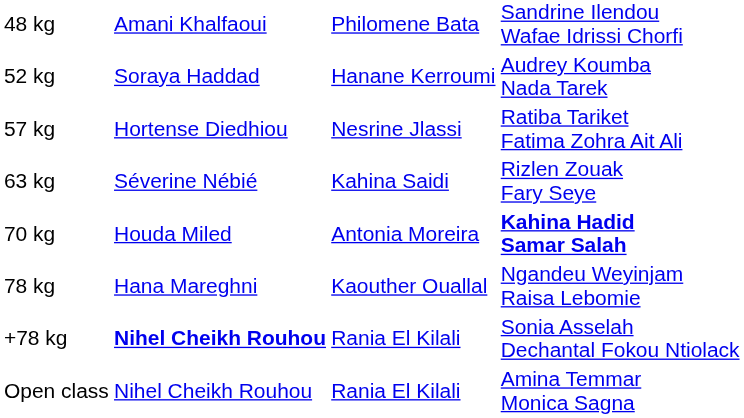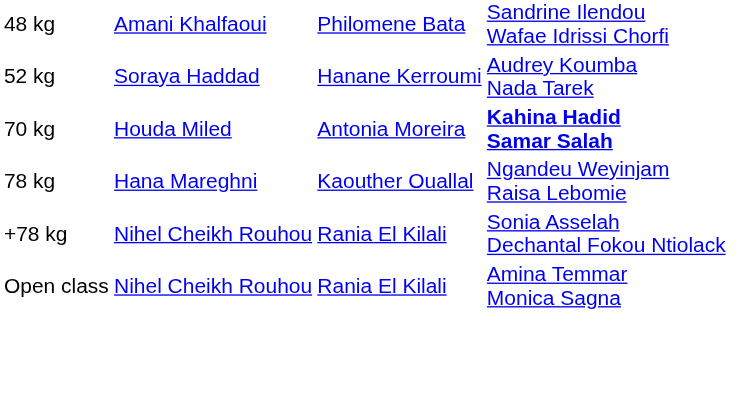- row: (30, 129)
- row: (30, 181)
(220, 338) bold -> (213, 233) normal
